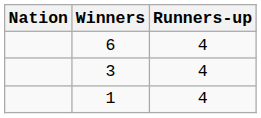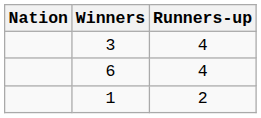rows swapped: (111, 45) <-> (111, 72)
(203, 99) 4 -> (203, 99) 2
